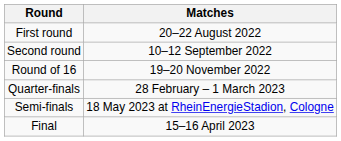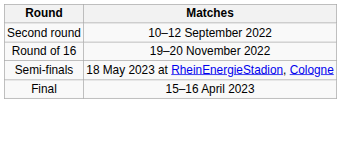- row: (44, 32)
- row: (44, 88)
